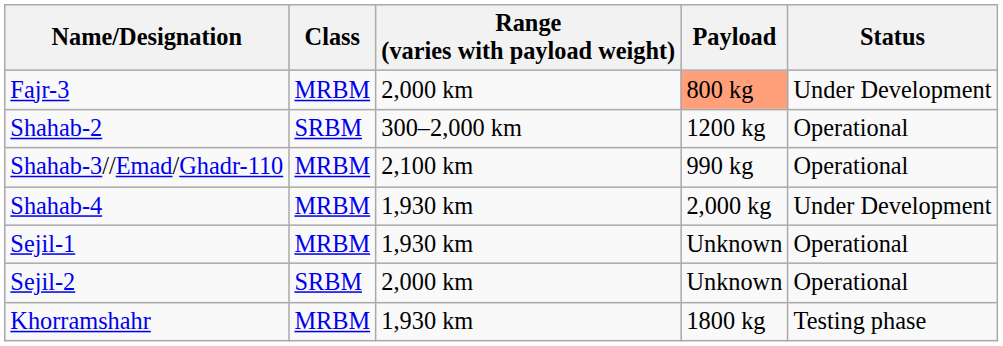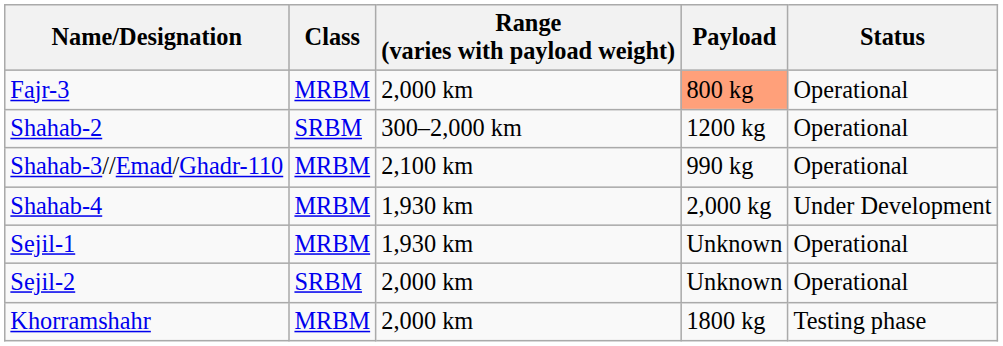(892, 89) Under Development -> (851, 89) Operational
(427, 321) 1,930 km -> (427, 321) 2,000 km
